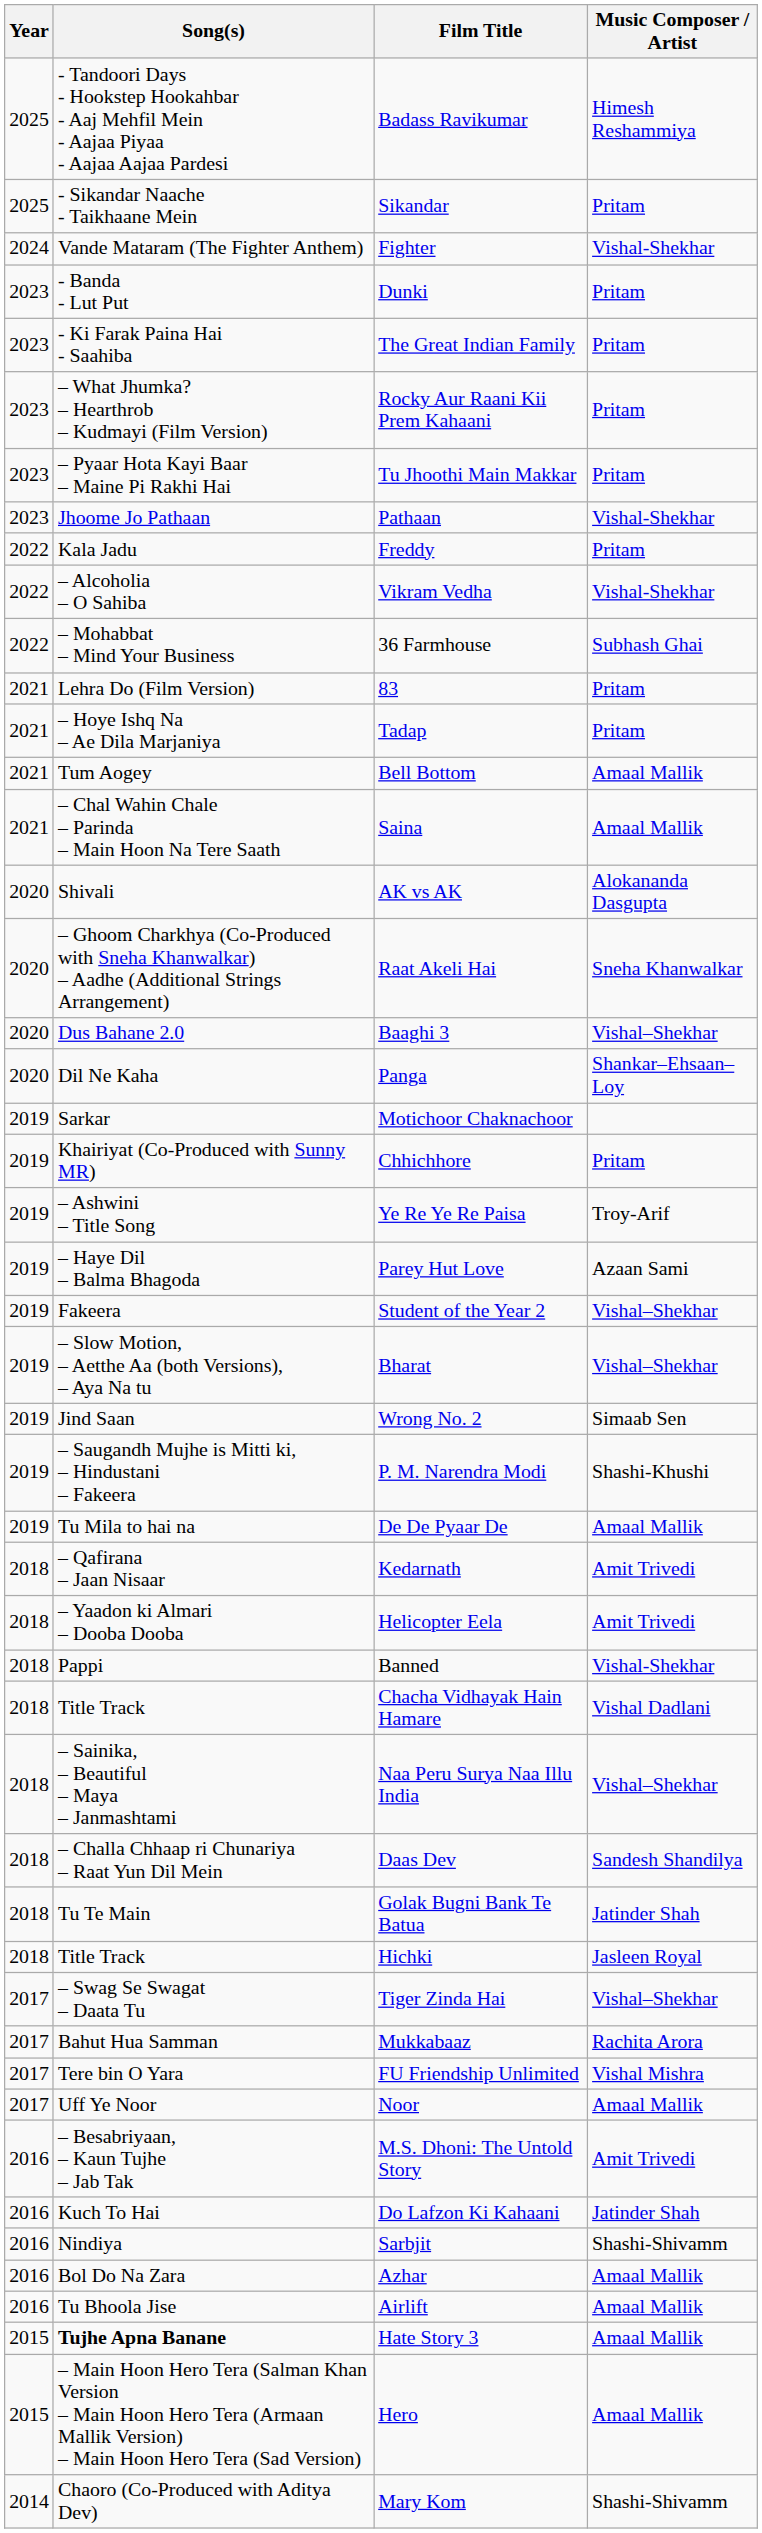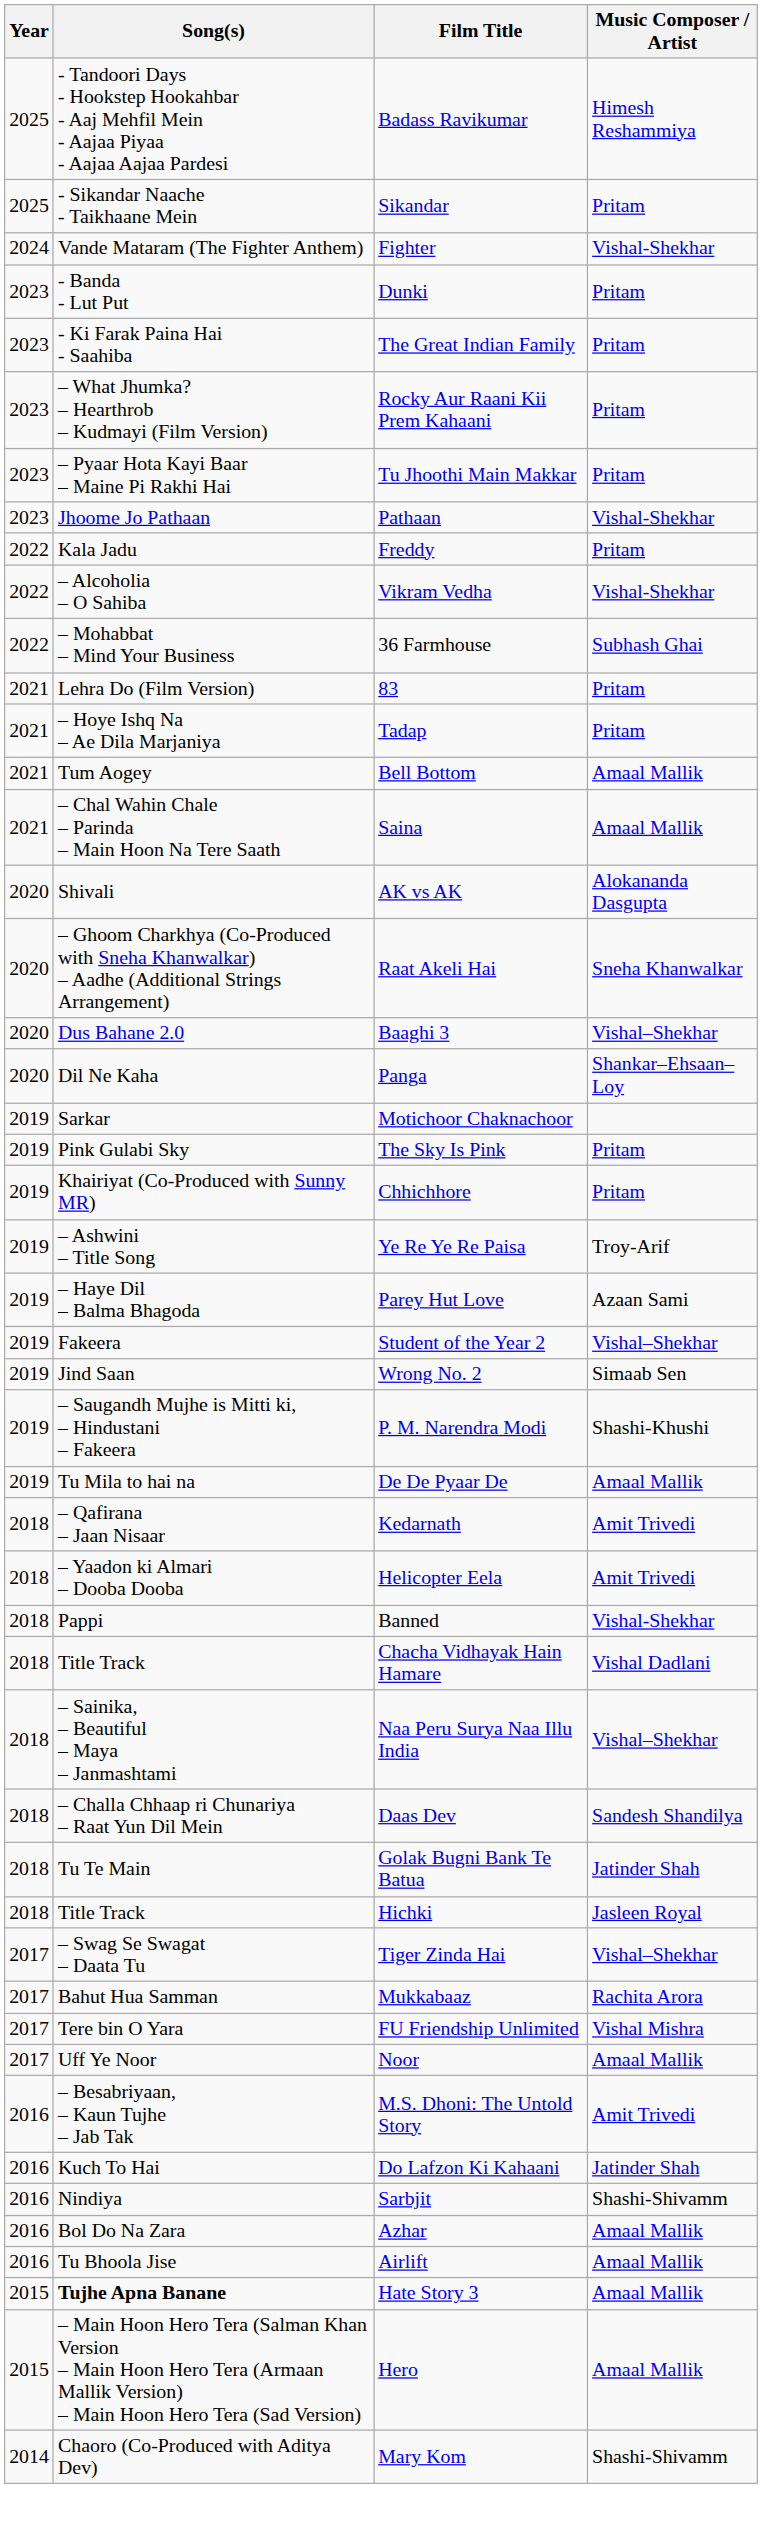+ row: (442, 1149)
- row: (405, 1364)
